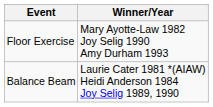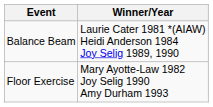rows swapped: (41, 82) <-> (41, 41)
